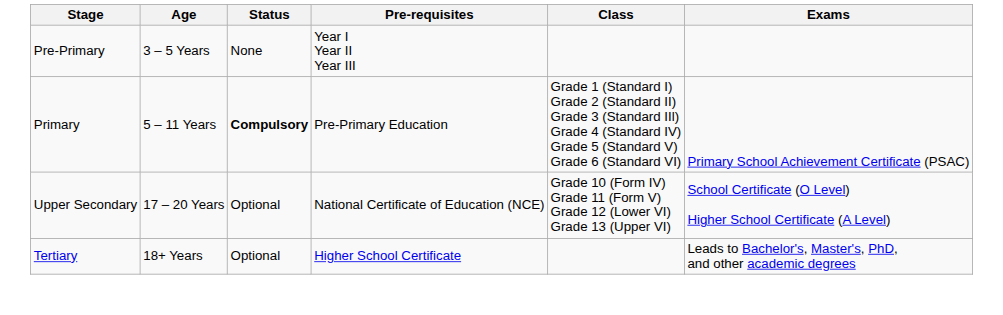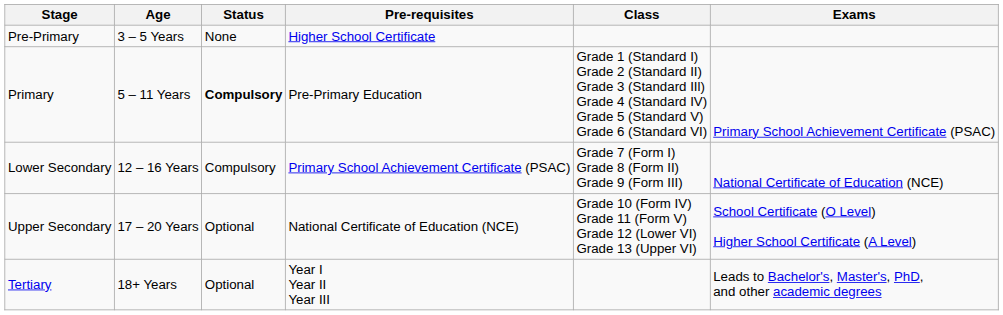(335, 51) Year I Year II Year III -> (362, 36) Higher School Certificate
+ row: (60, 167)
(388, 256) Higher School Certificate -> (309, 284) Year I Year II Year III
